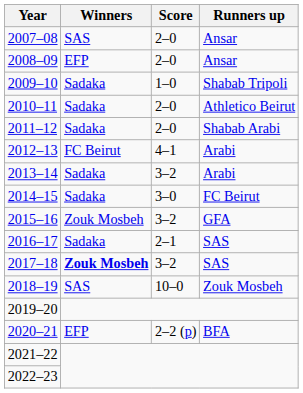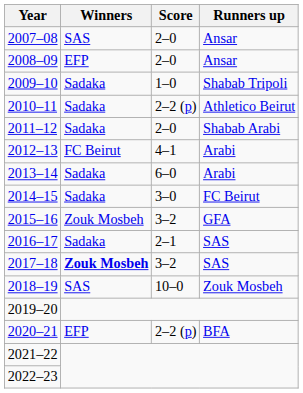(166, 106) 2–0 -> (176, 106) 2–2 (p)
(166, 173) 3–2 -> (166, 173) 6–0
